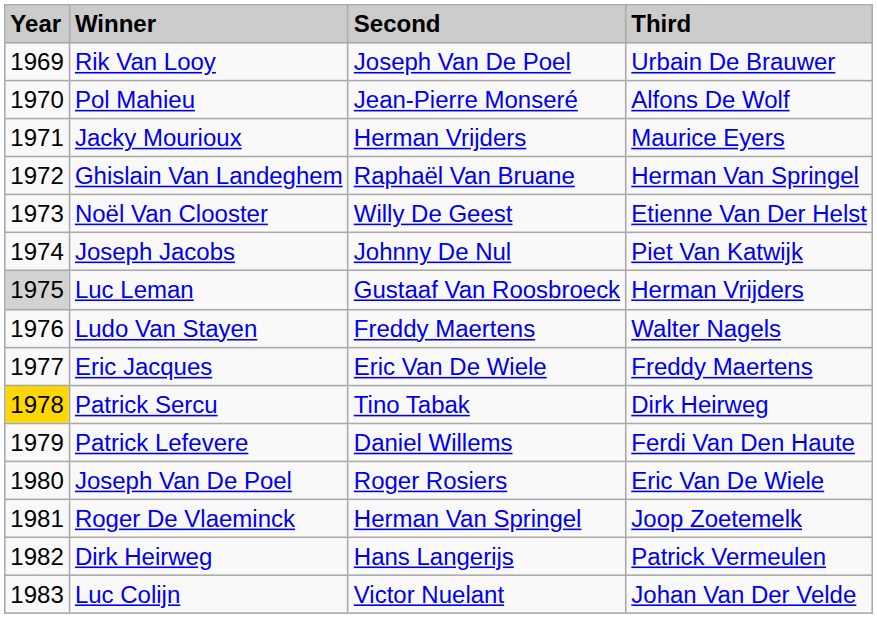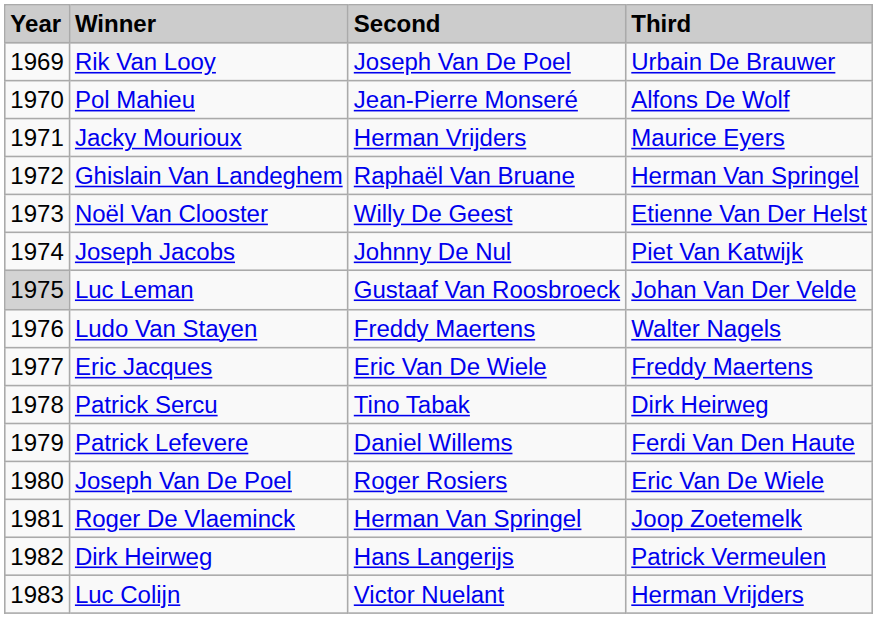(718, 290) Herman Vrijders -> (744, 290) Johan Van Der Velde
(37, 404) gold background -> (37, 404) no background
(744, 594) Johan Van Der Velde -> (718, 594) Herman Vrijders
